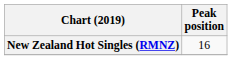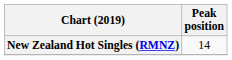(204, 45) 16 -> (204, 45) 14
